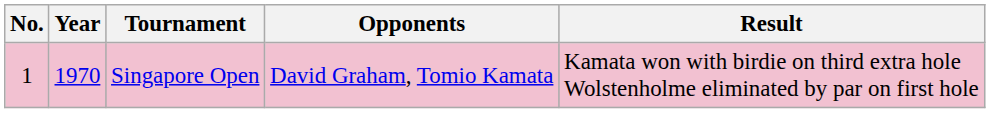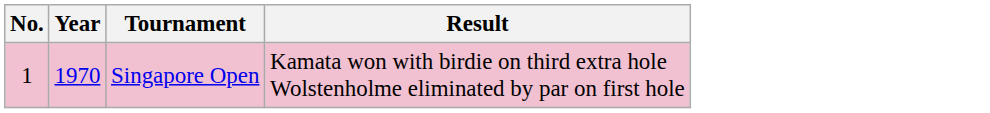- column: (412, 23)
